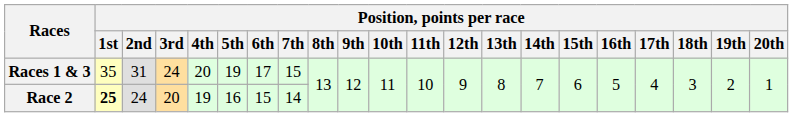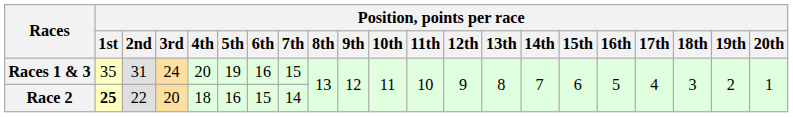(263, 70) 17 -> (263, 70) 16
(139, 97) 24 -> (139, 97) 22
(203, 97) 19 -> (203, 97) 18
